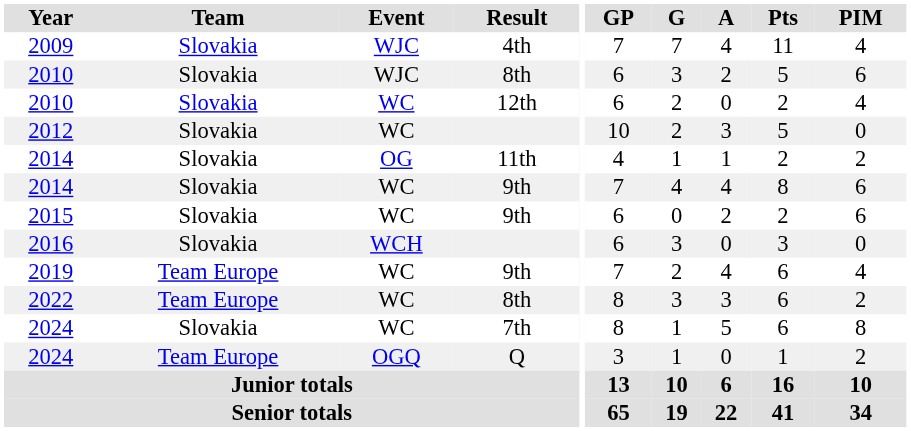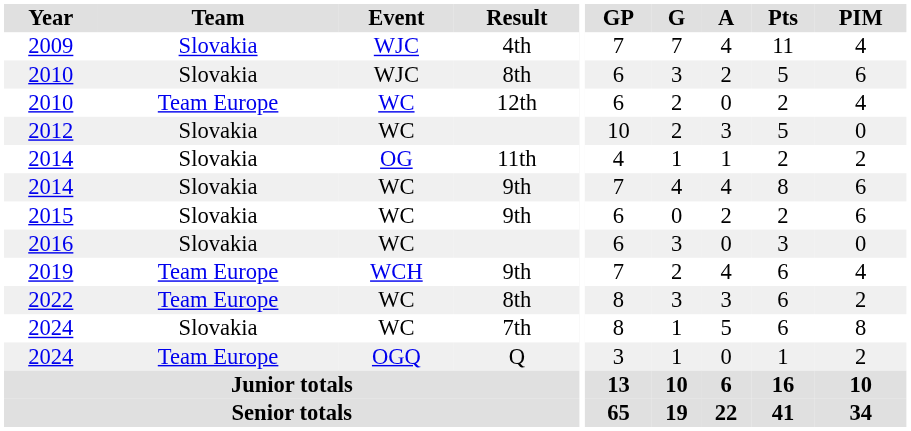(218, 102) Slovakia -> (218, 102) Team Europe
(396, 243) WCH -> (396, 243) WC
(396, 271) WC -> (396, 271) WCH
